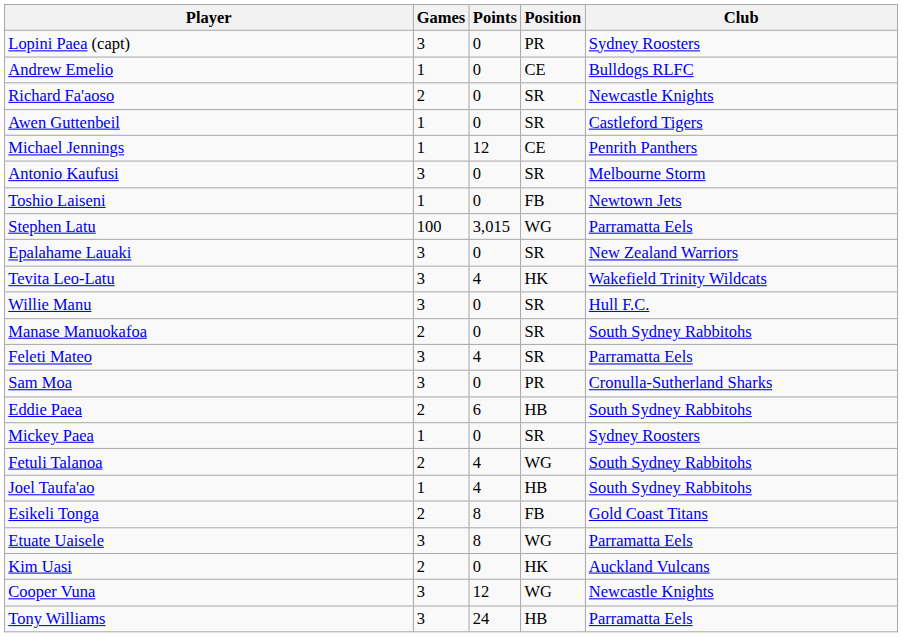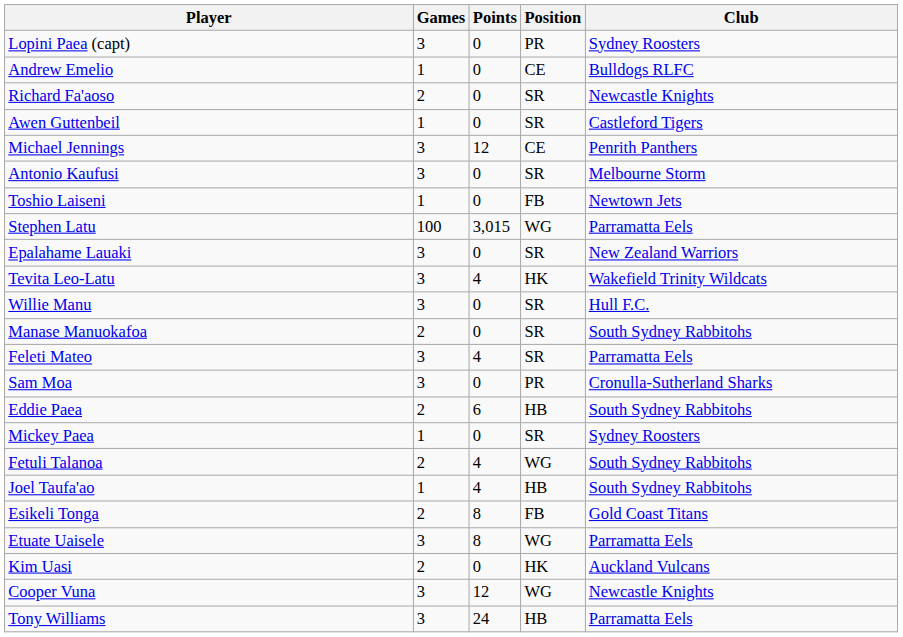(421, 148) 1 -> (421, 148) 3
